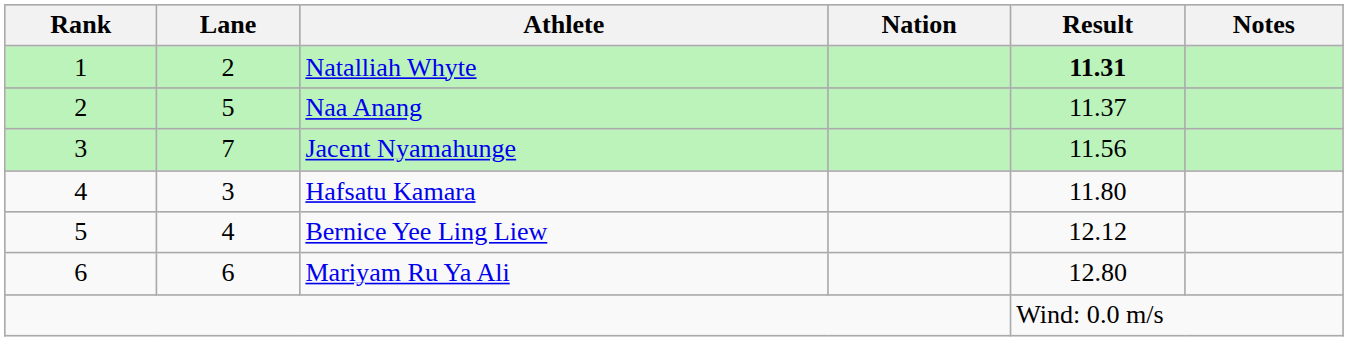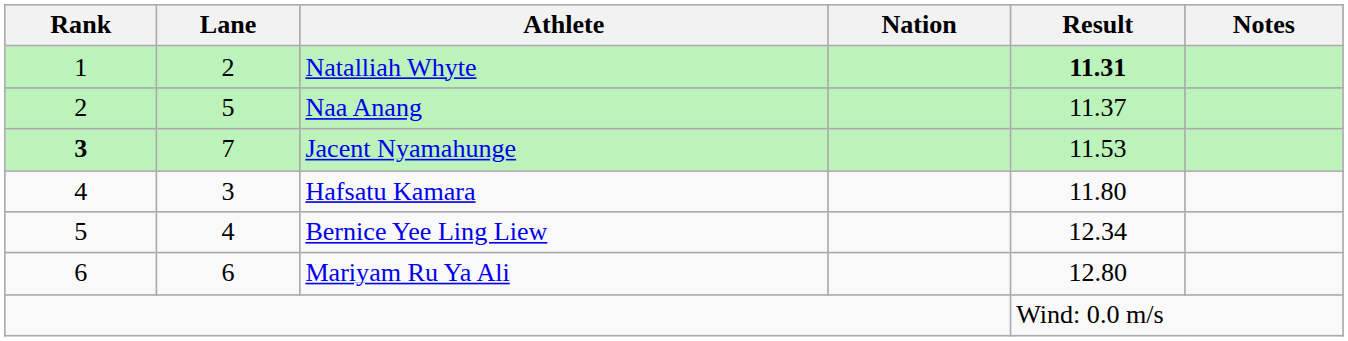(81, 149) normal -> (81, 149) bold
(1098, 149) 11.56 -> (1098, 149) 11.53
(1098, 231) 12.12 -> (1098, 231) 12.34
